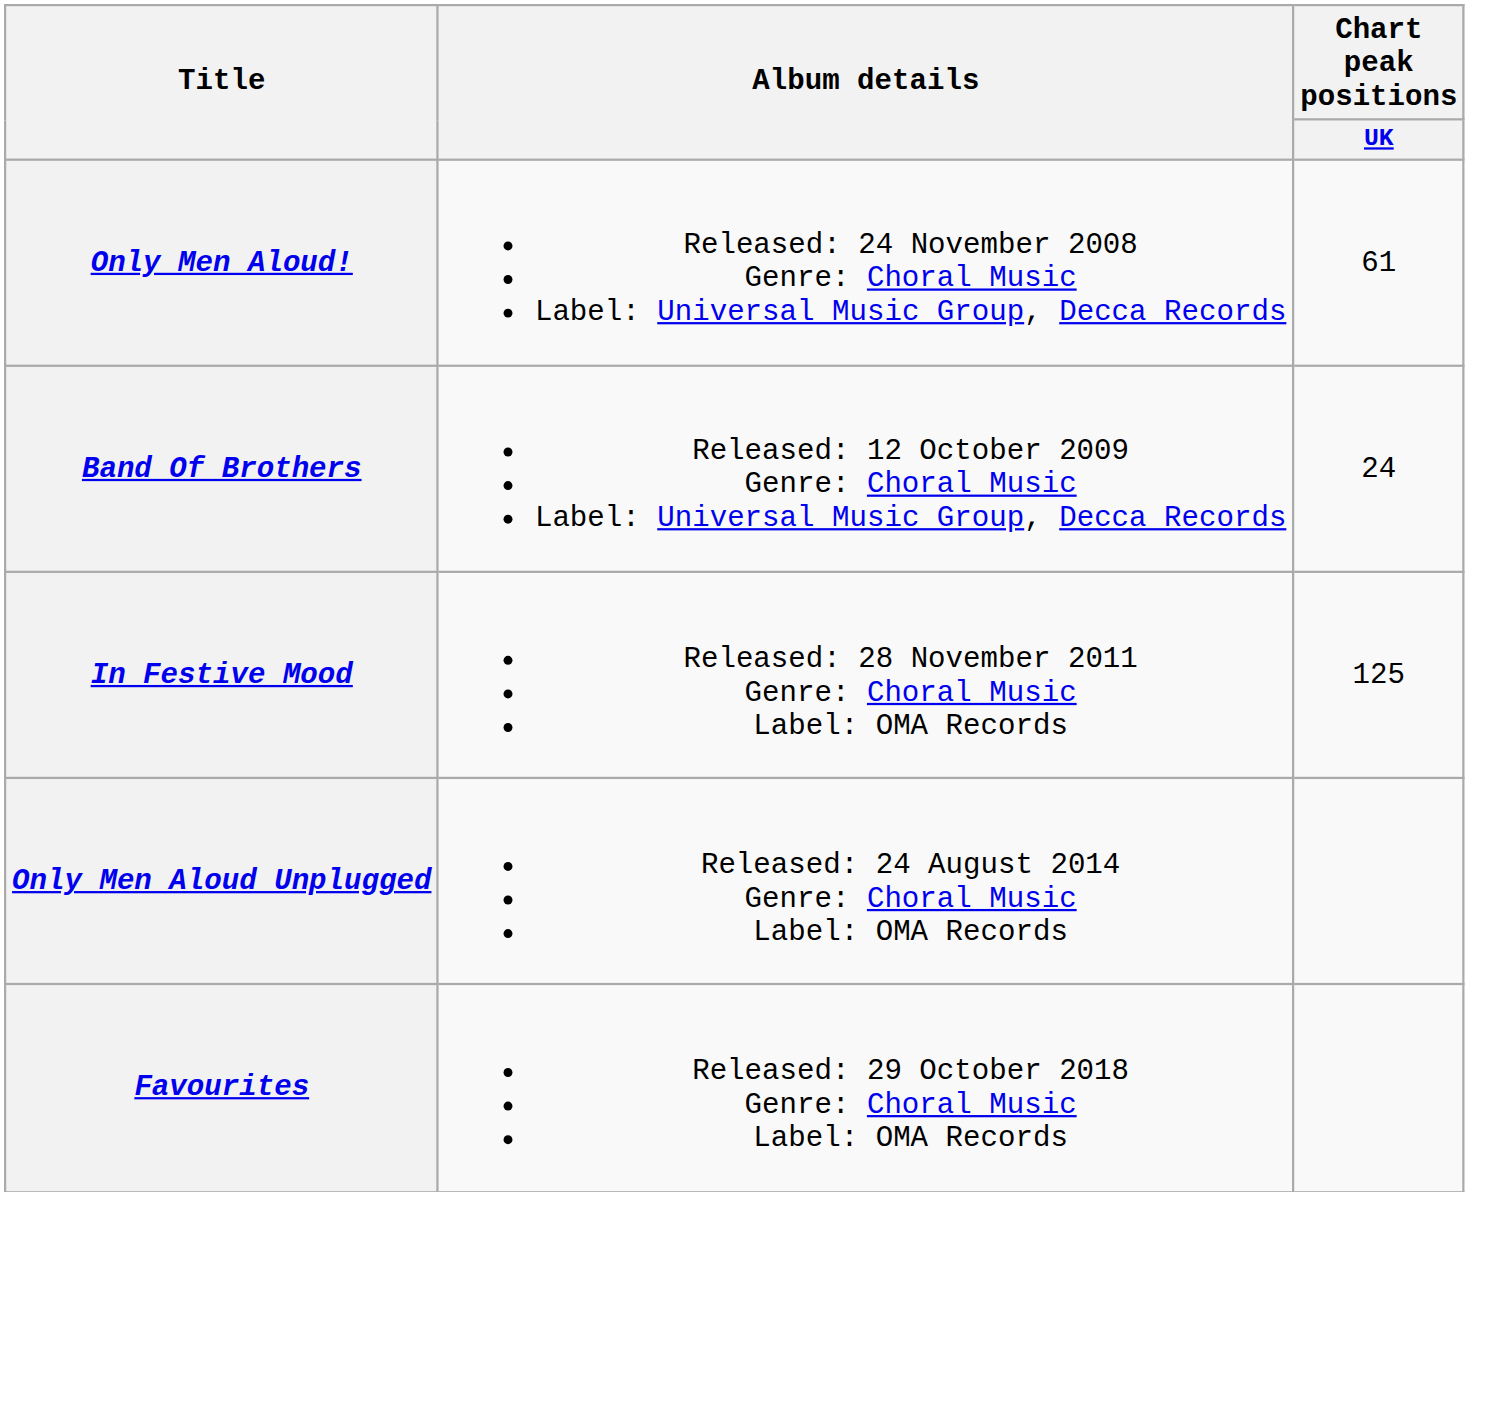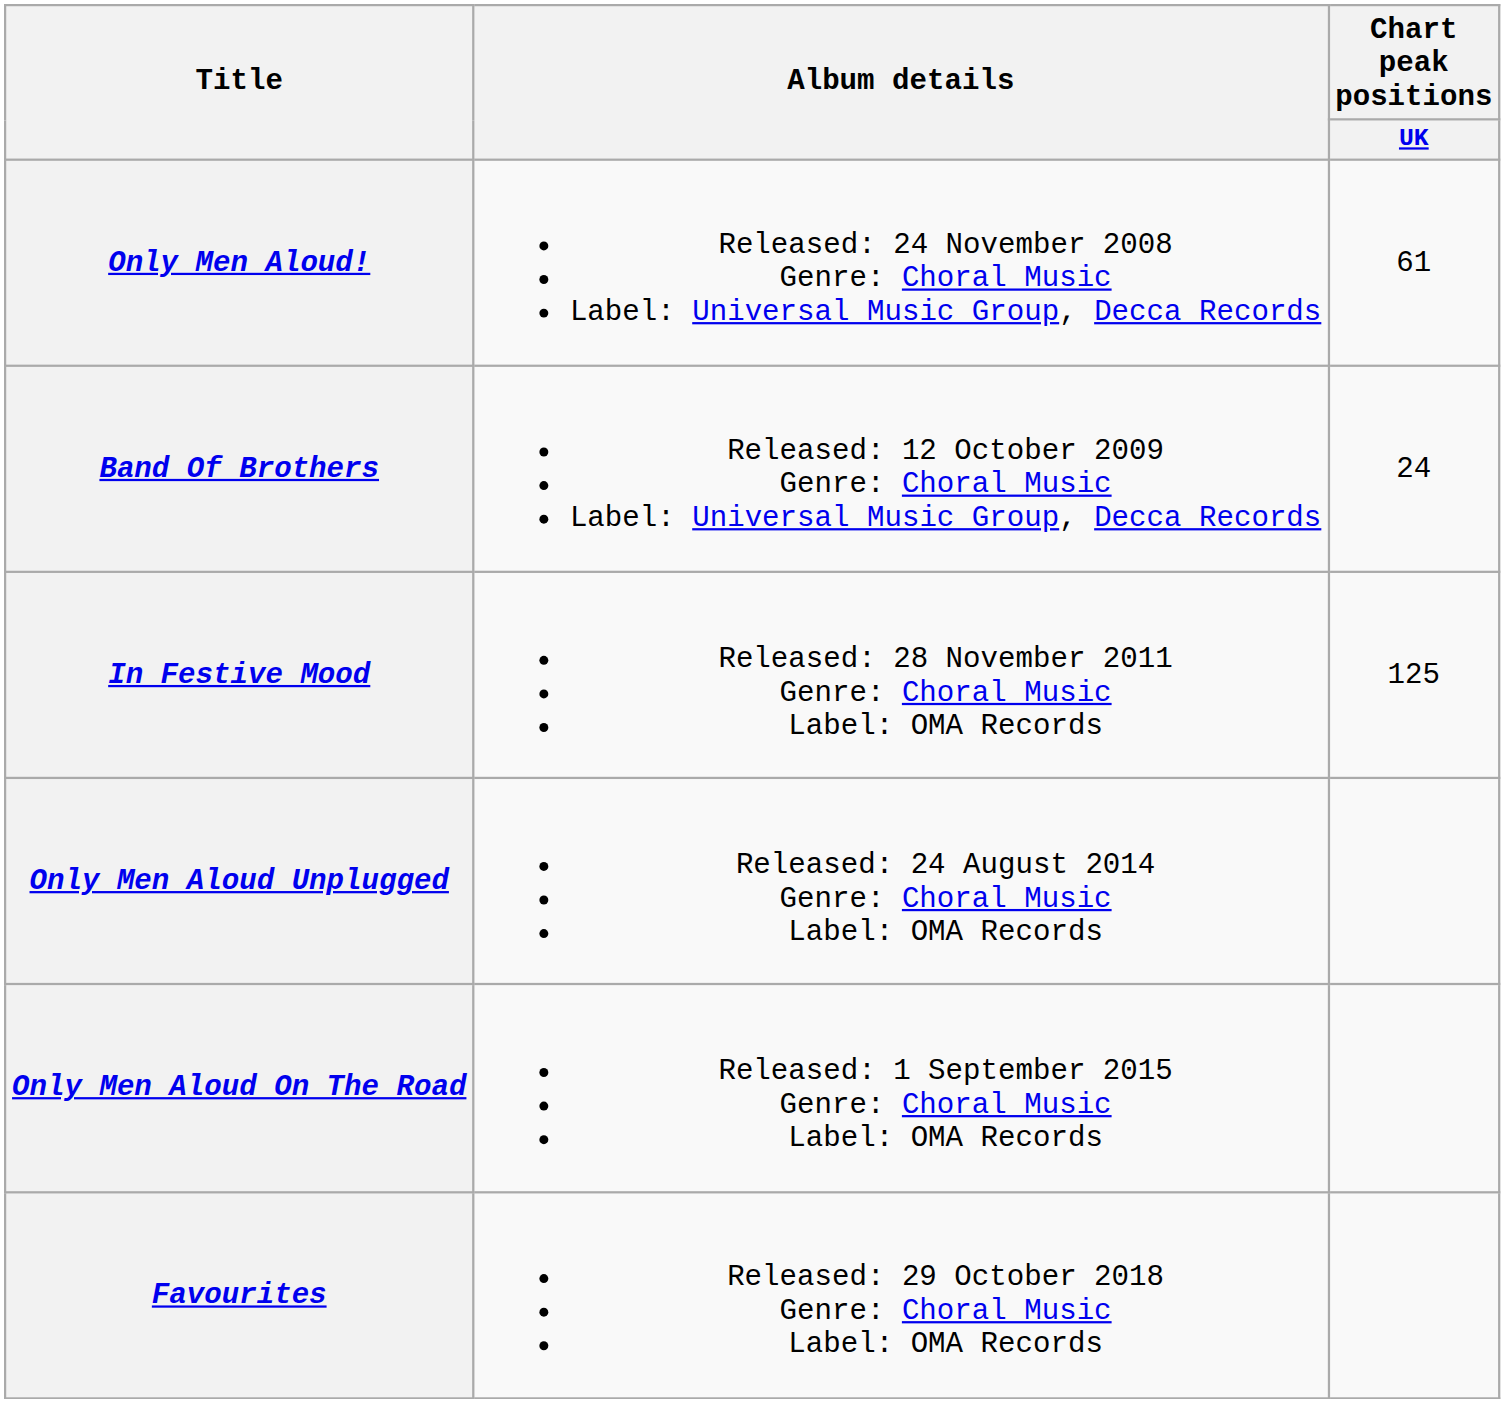+ row: (239, 1088)
